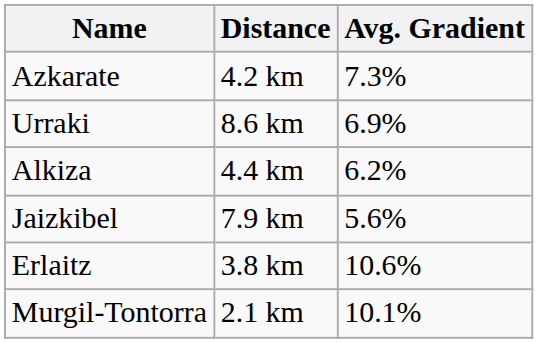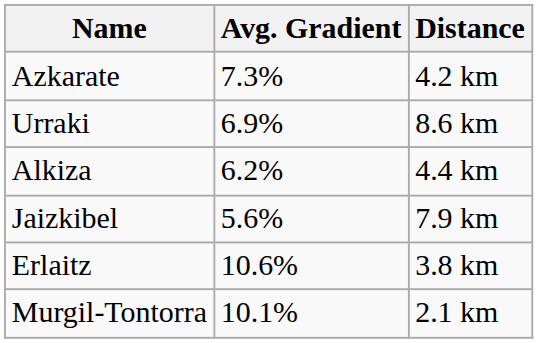columns swapped: (276, 28) <-> (435, 28)
